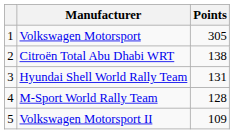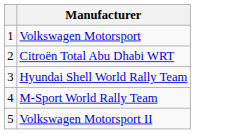- column: (210, 15)
